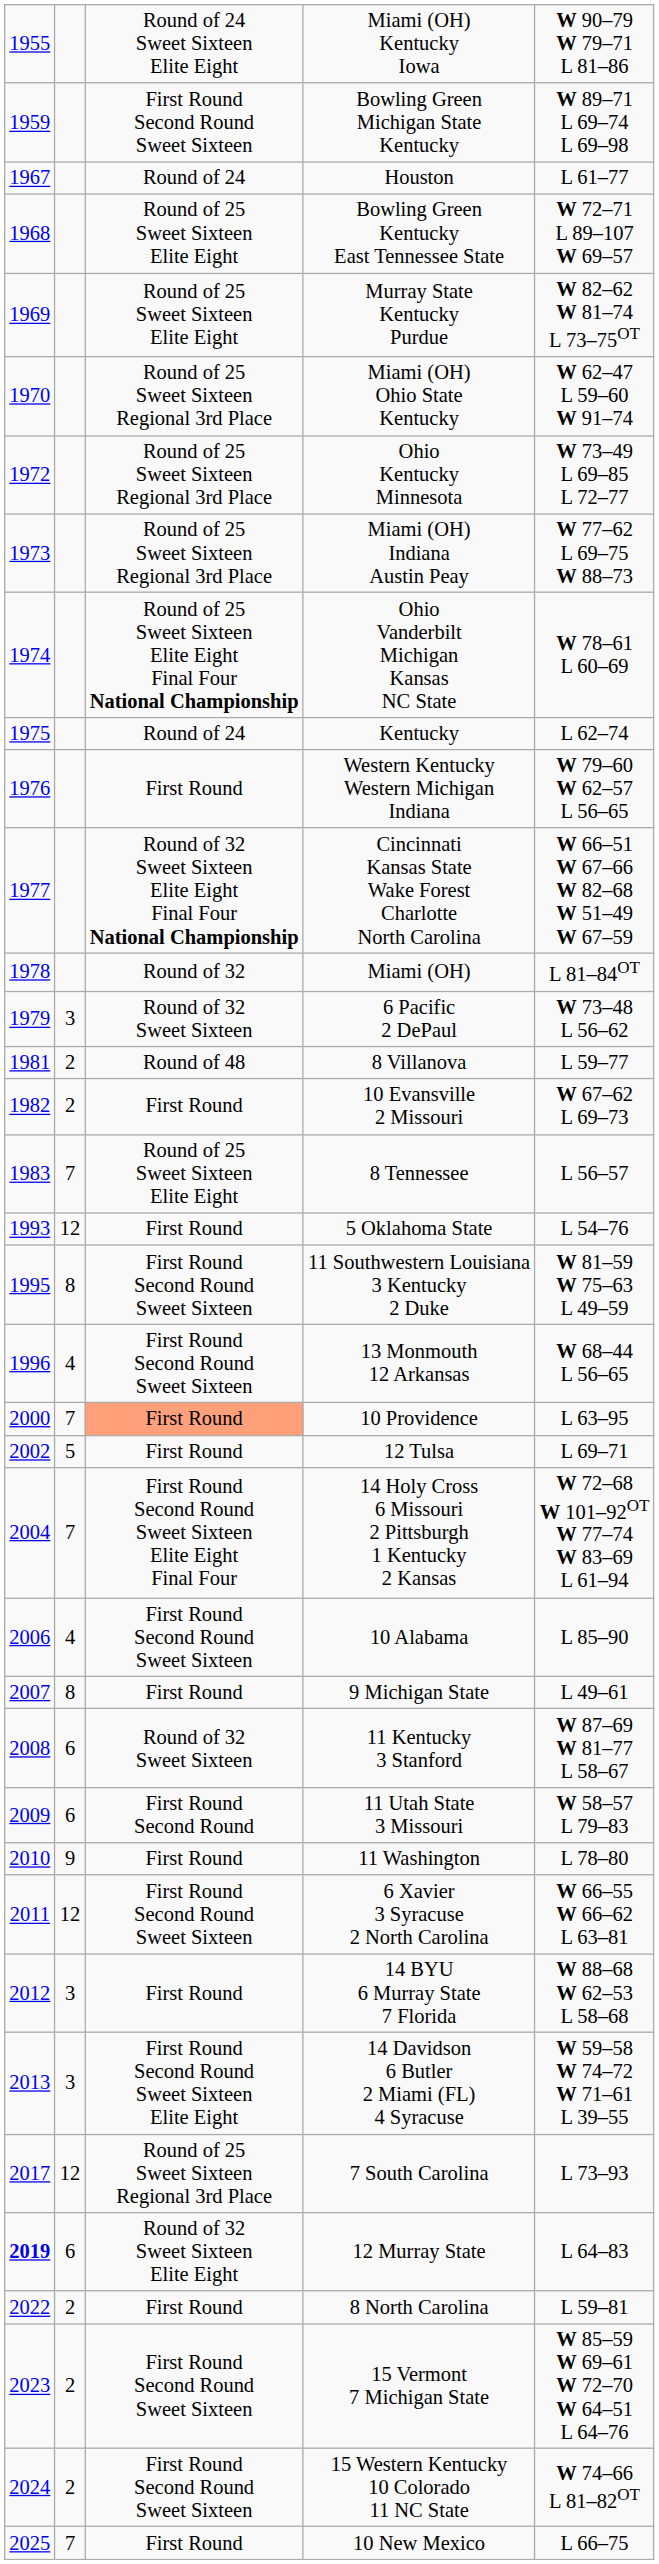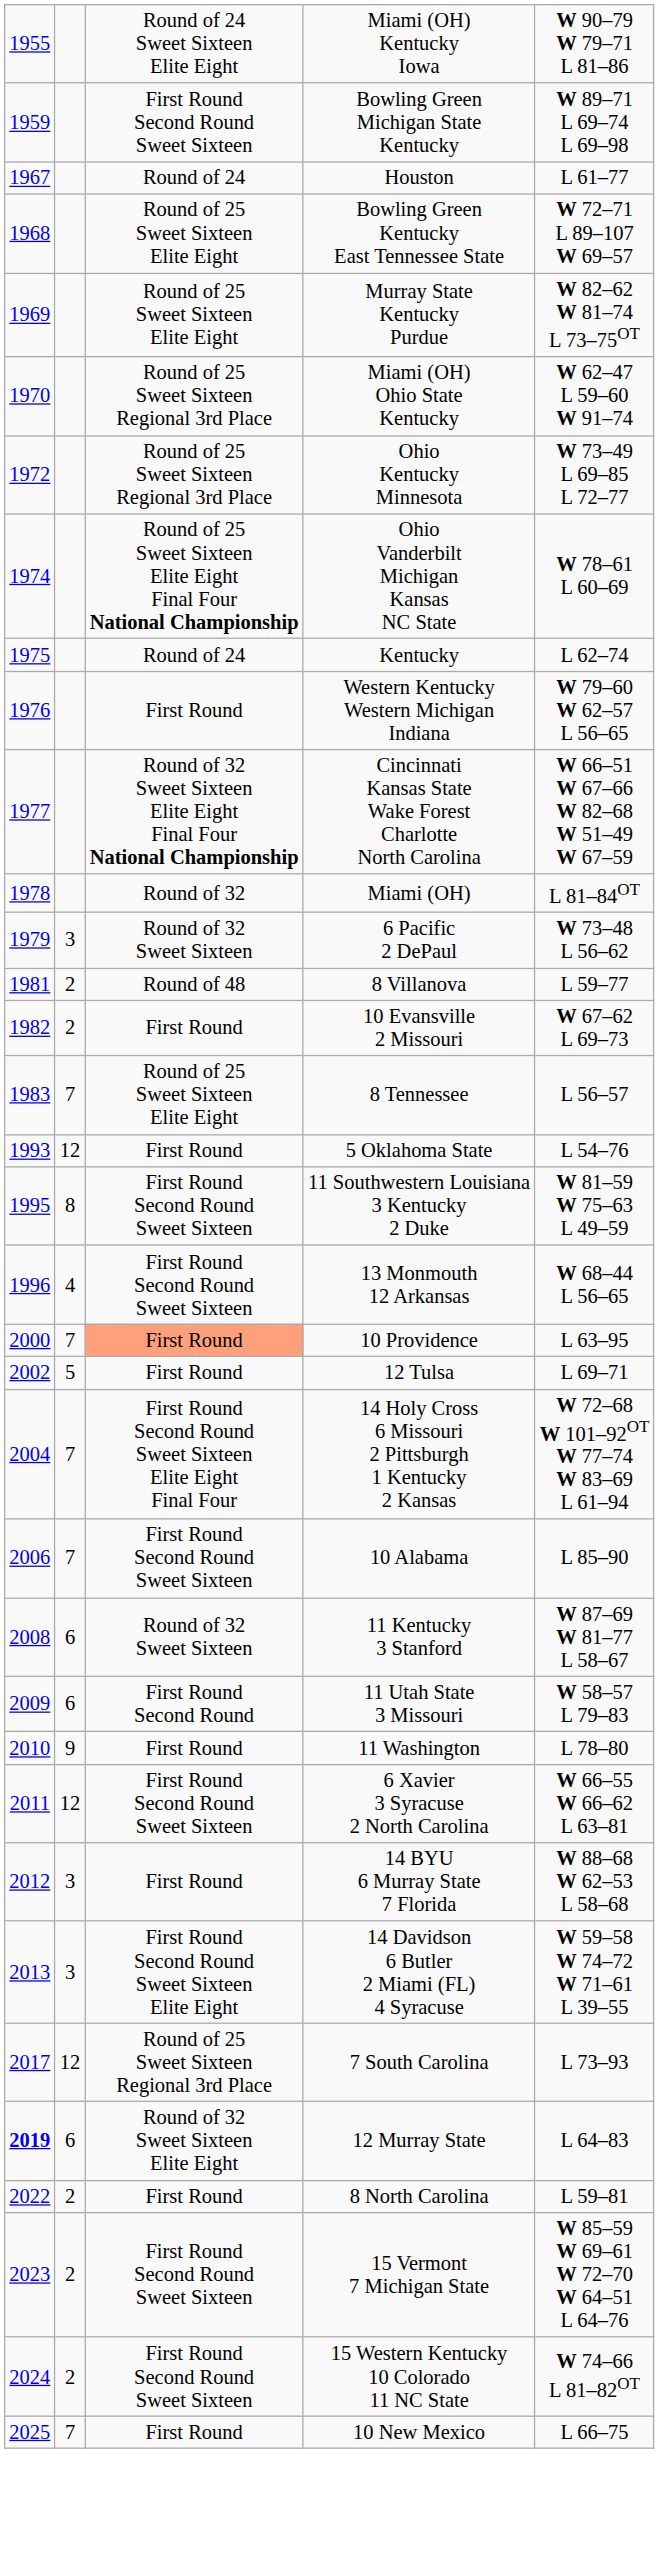- row: (419, 553)
(70, 1636) 4 -> (70, 1558) 7
- row: (419, 1692)
